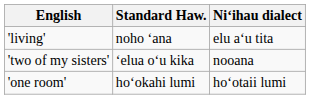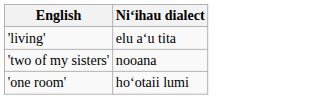- column: (161, 15)
